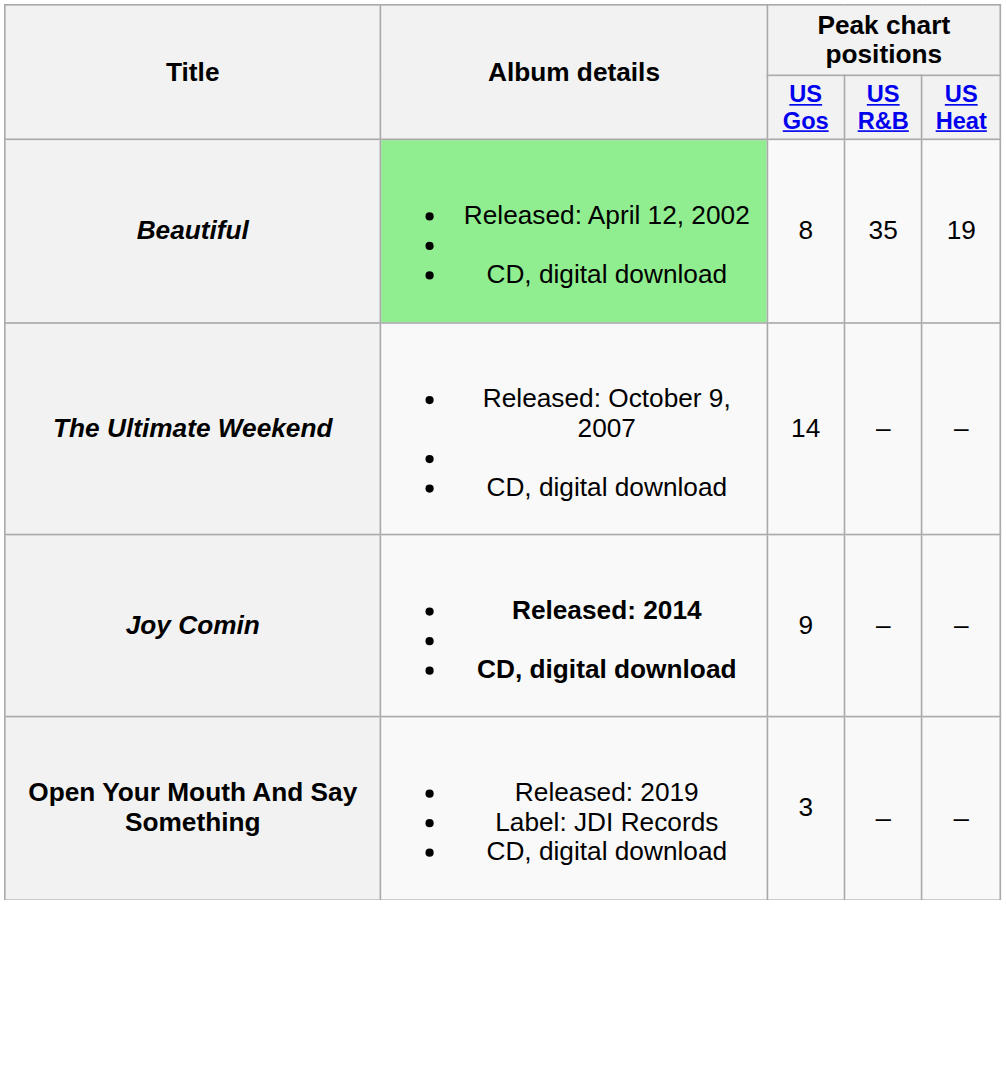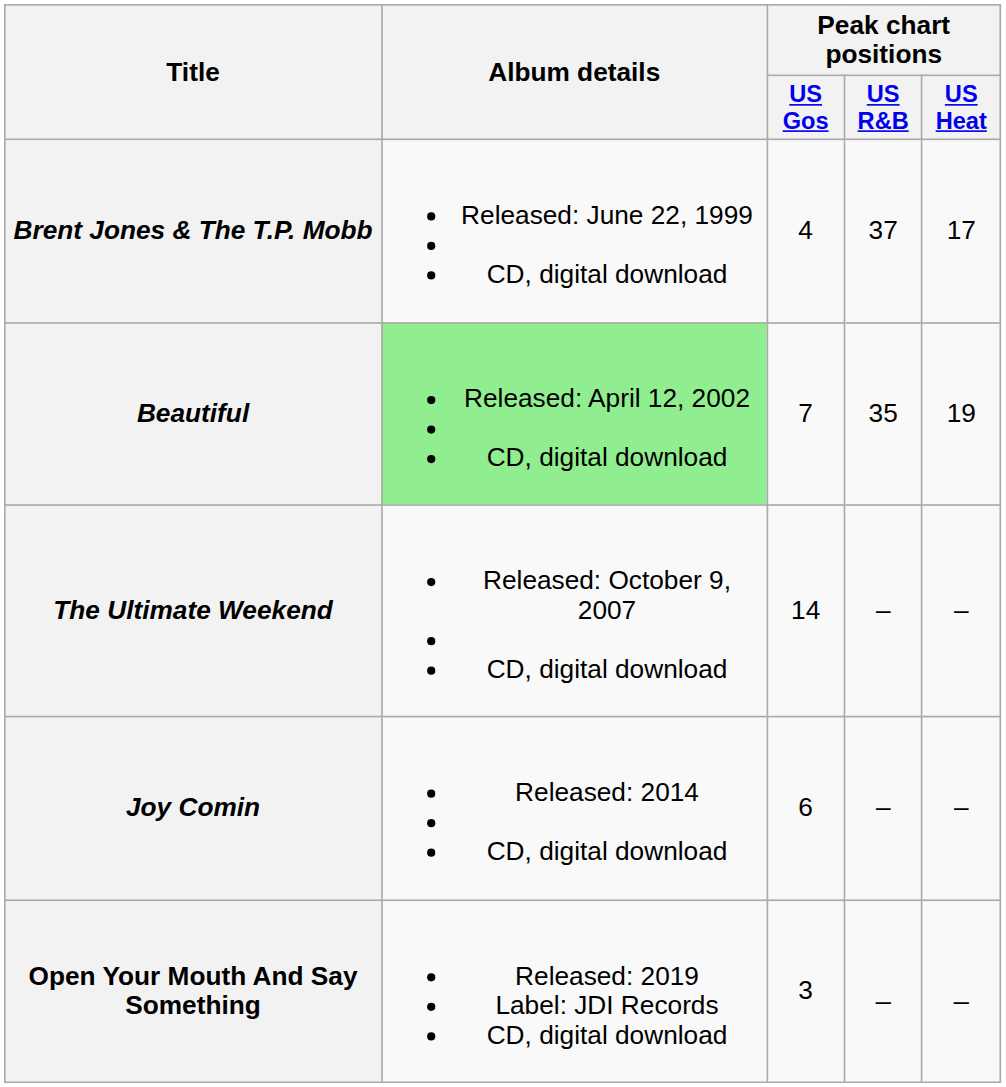+ row: (193, 230)
(806, 230) 8 -> (806, 413) 7
(574, 640) bold -> (574, 823) normal
(806, 625) 9 -> (806, 807) 6
